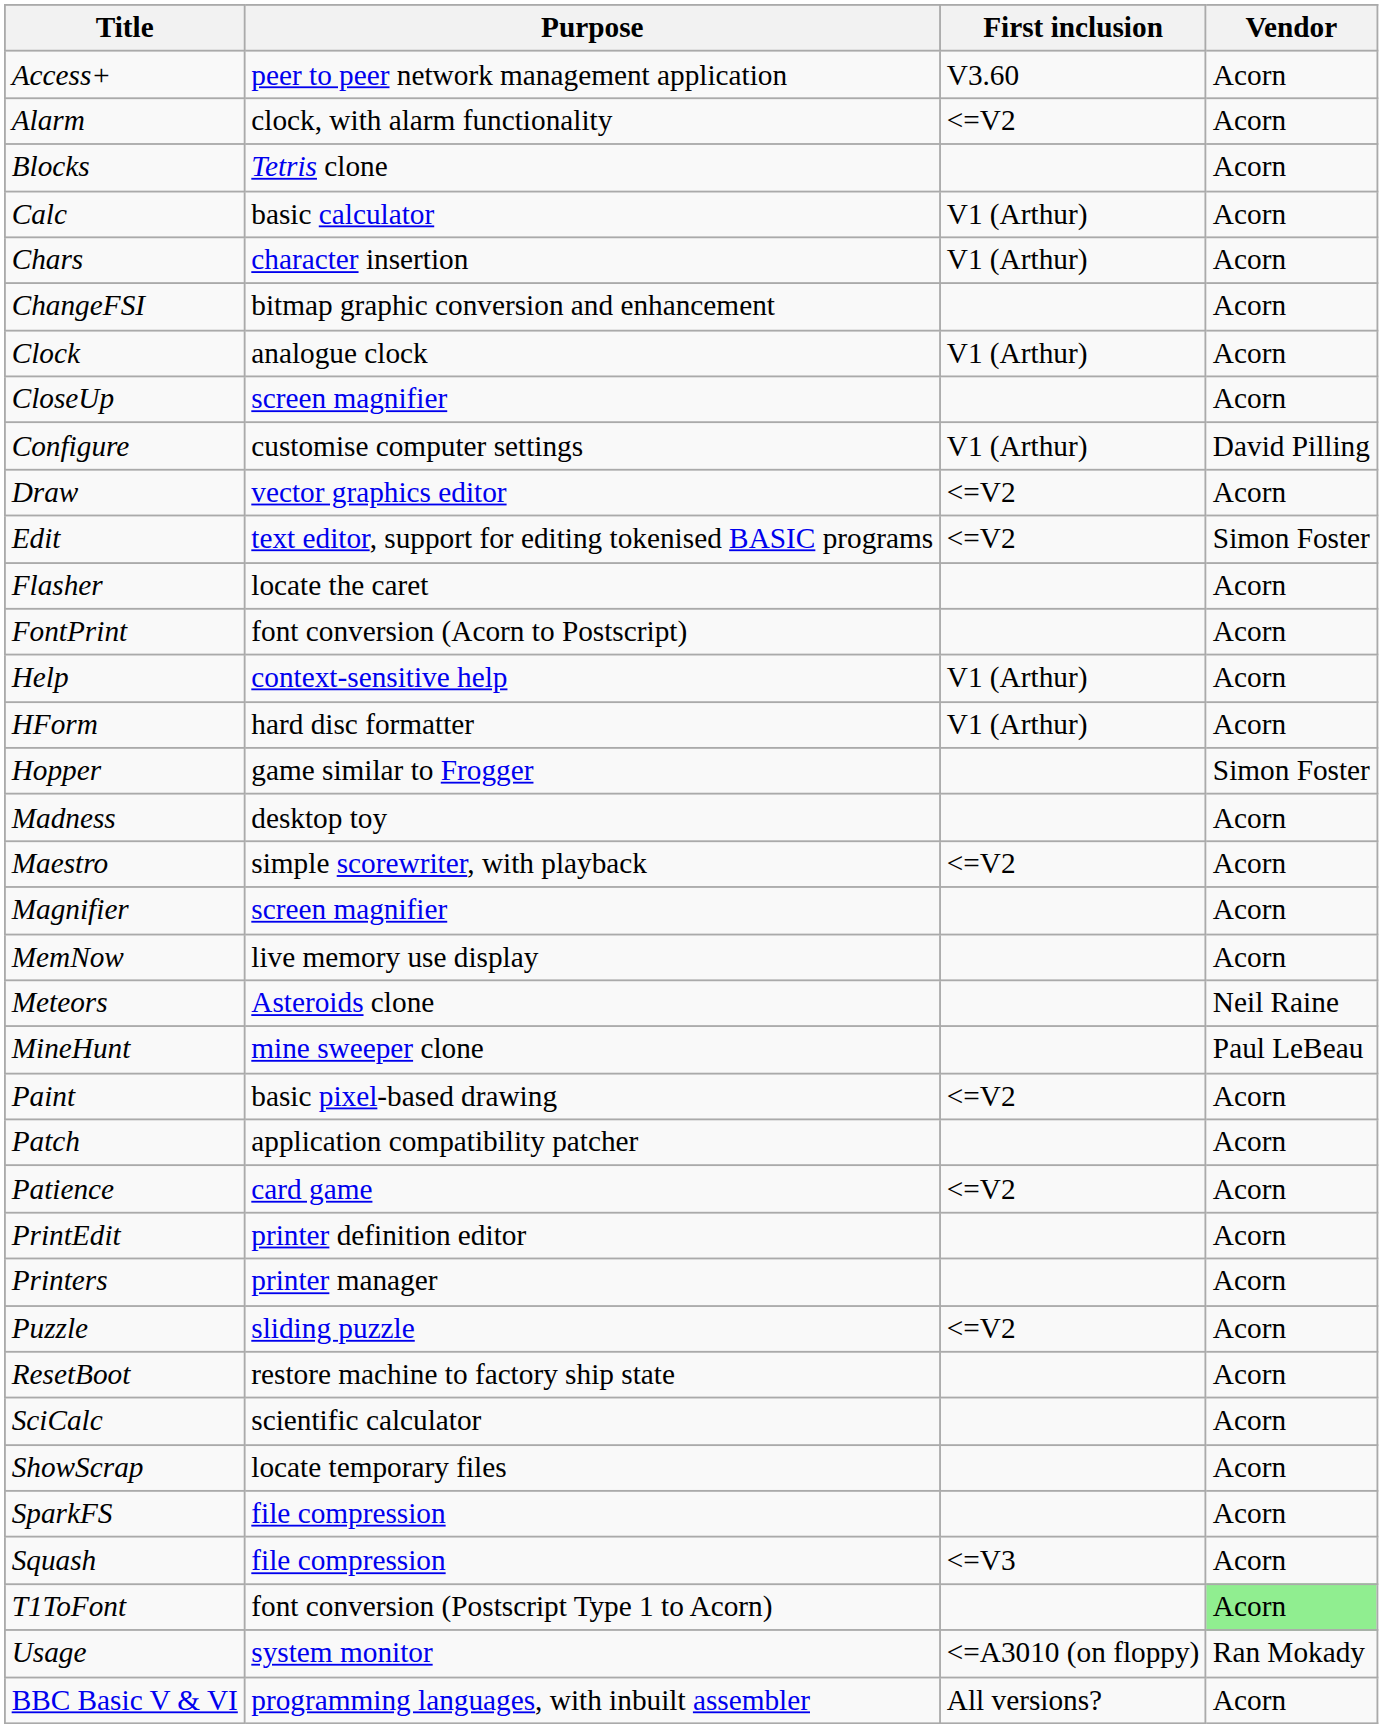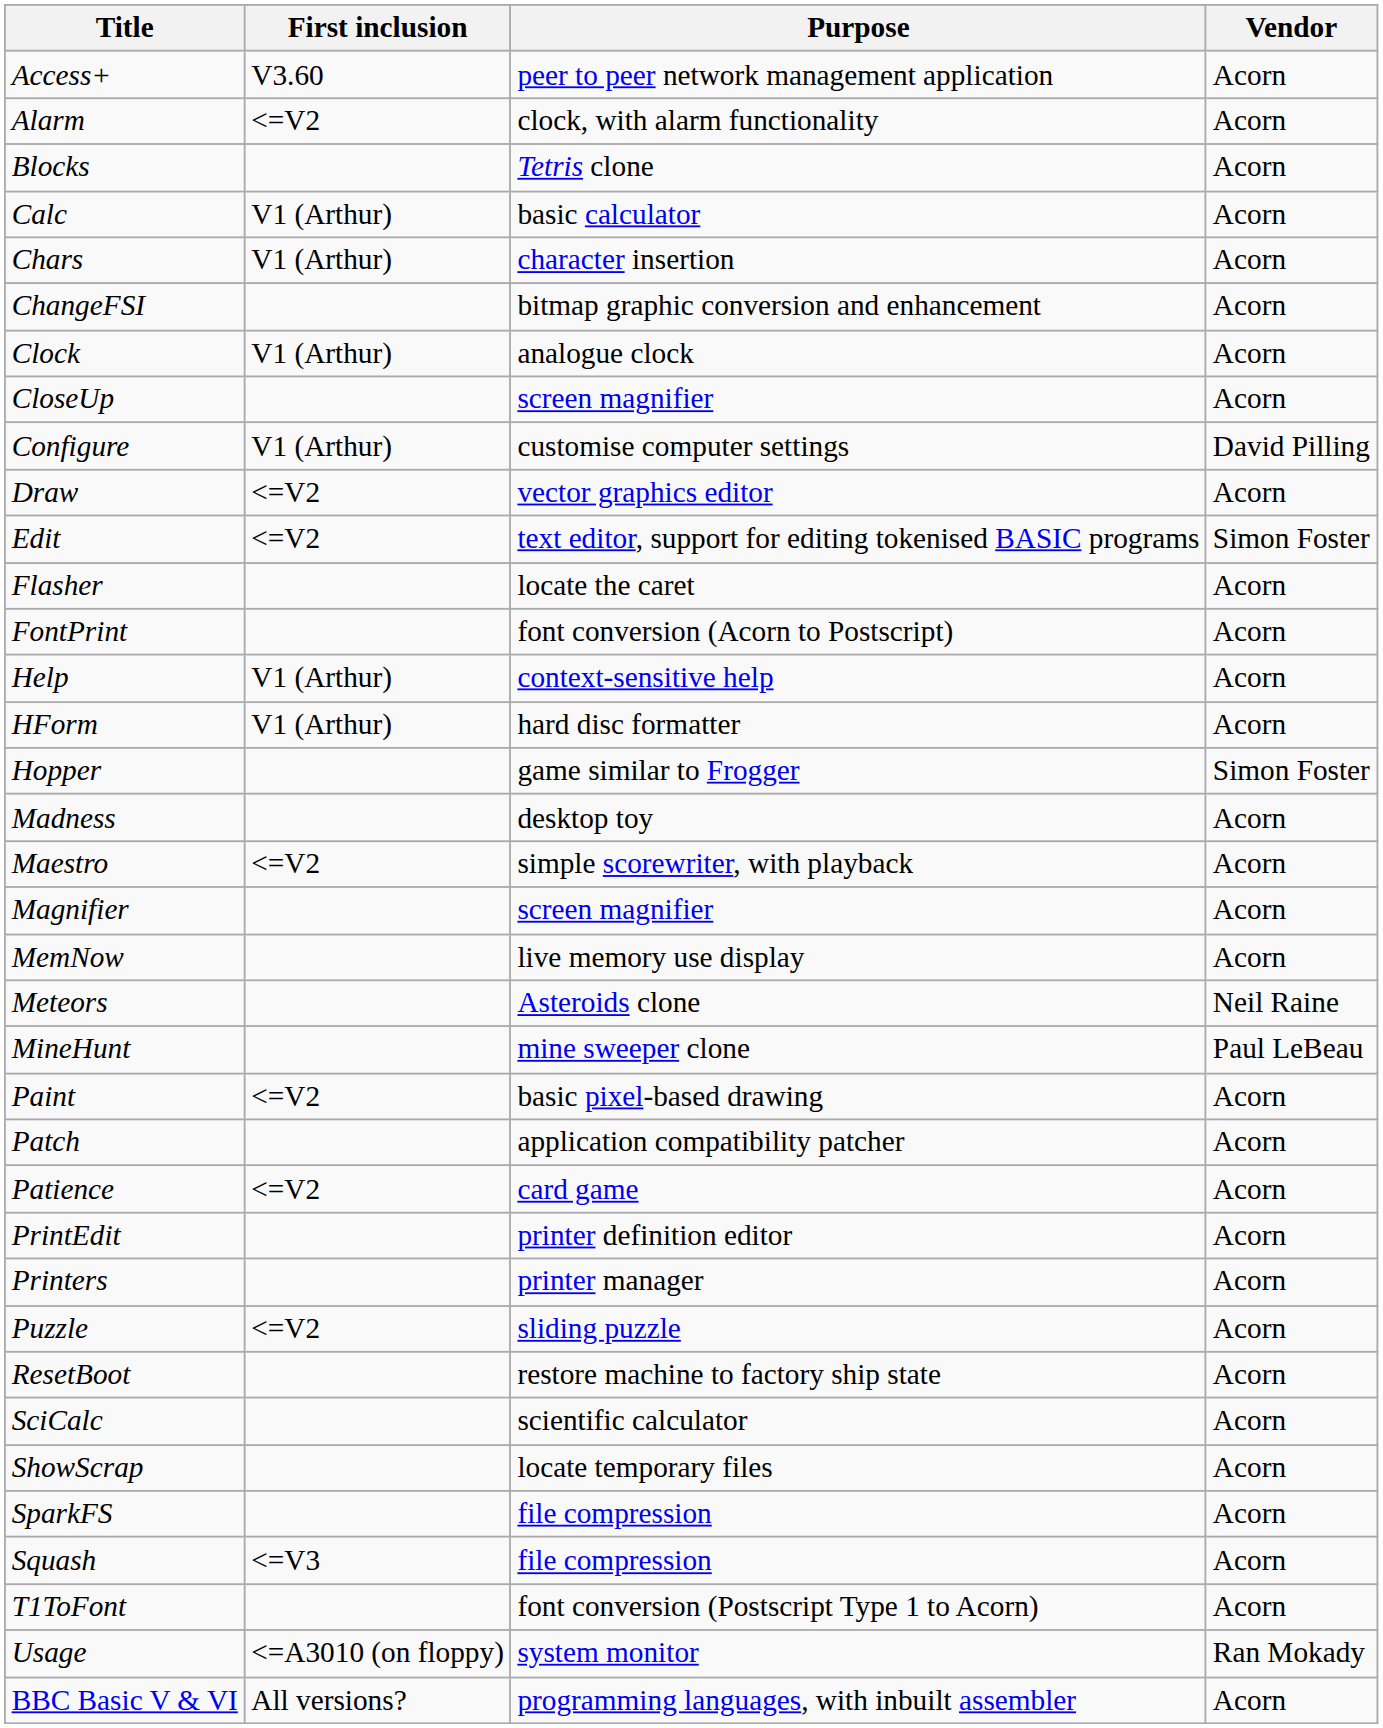columns swapped: (592, 27) <-> (1073, 27)
(1249, 1606) lightgreen background -> (1249, 1606) no background
